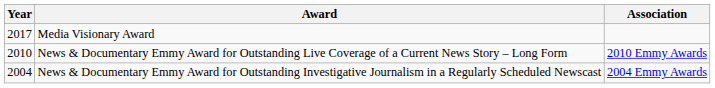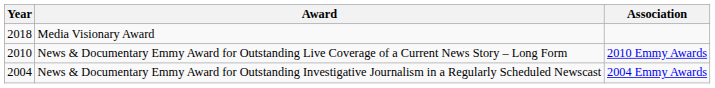(20, 33) 2017 -> (20, 33) 2018
